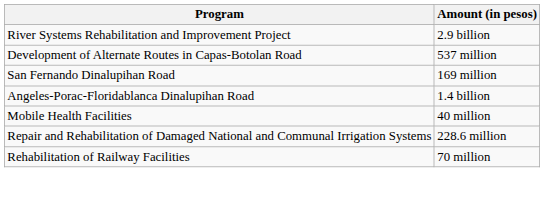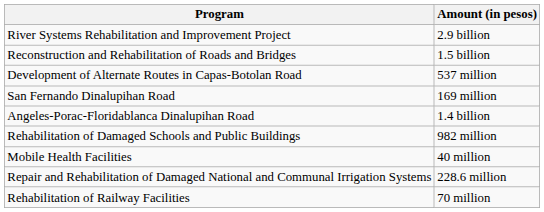+ row: (152, 55)
+ row: (154, 136)
